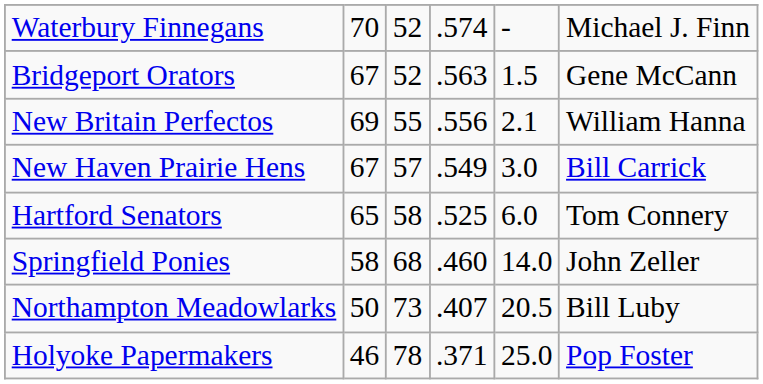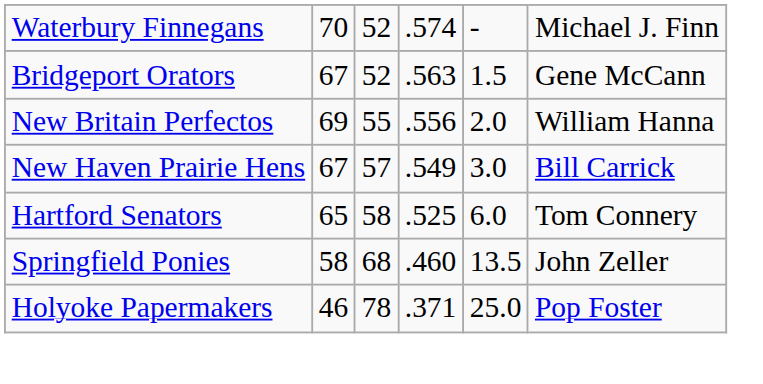(519, 121) 2.1 -> (488, 121) 2.0
(527, 261) 14.0 -> (496, 261) 13.5
- row: (174, 307)
